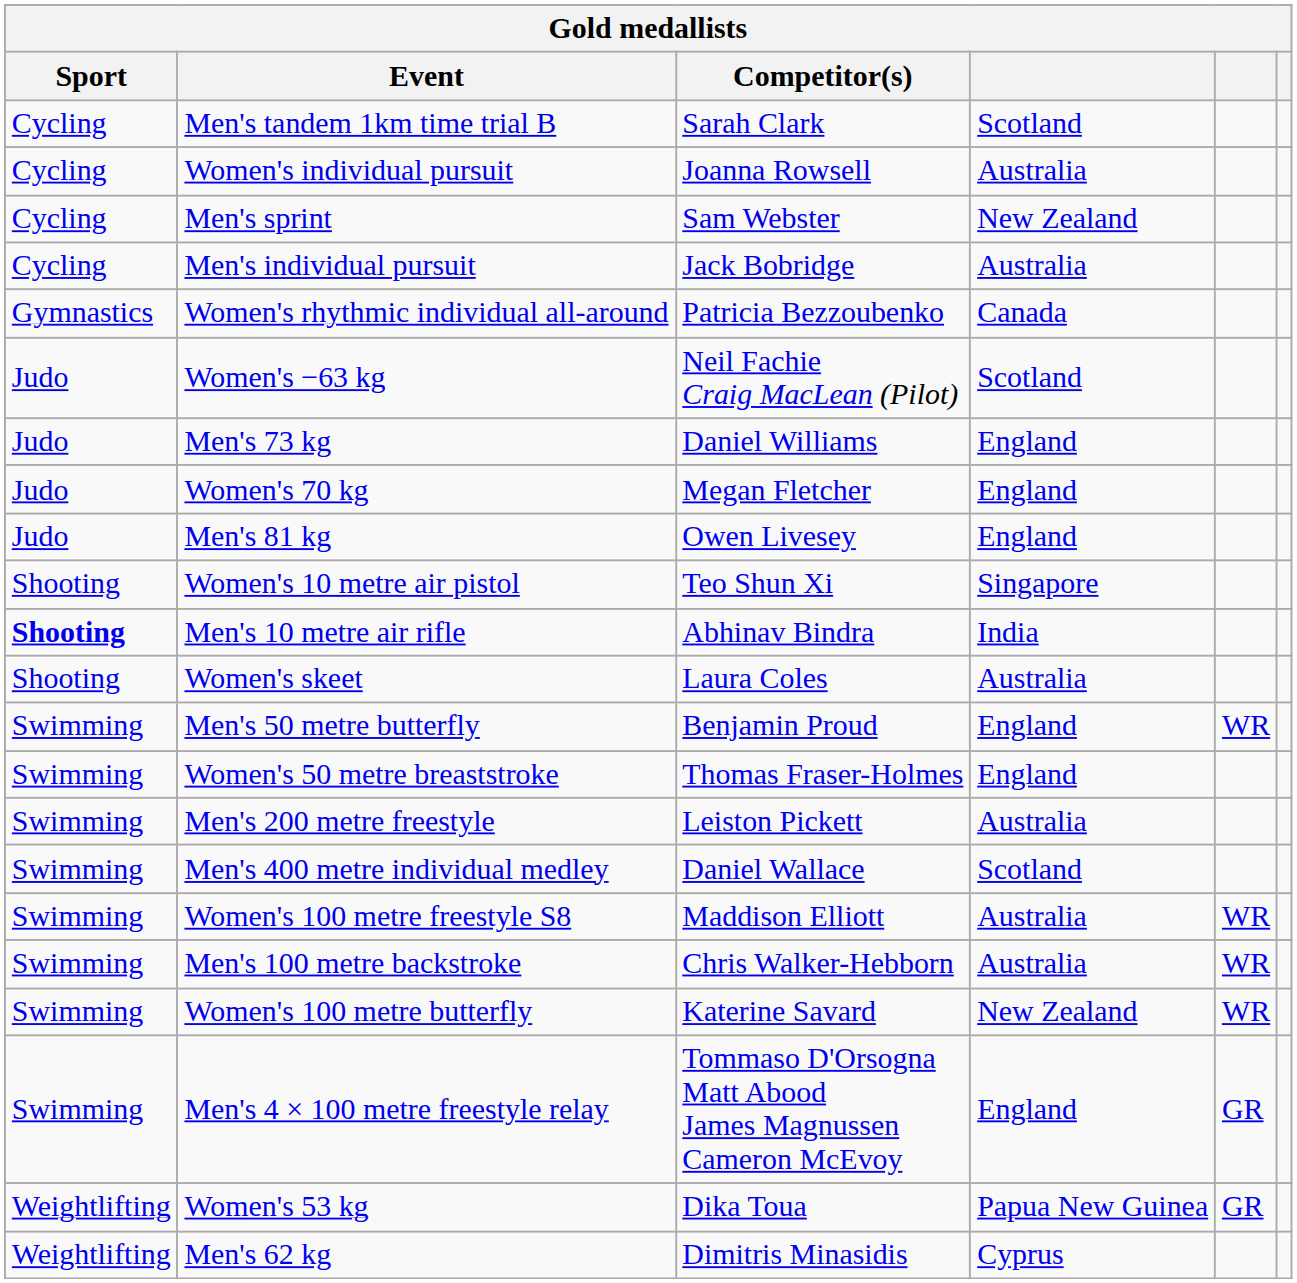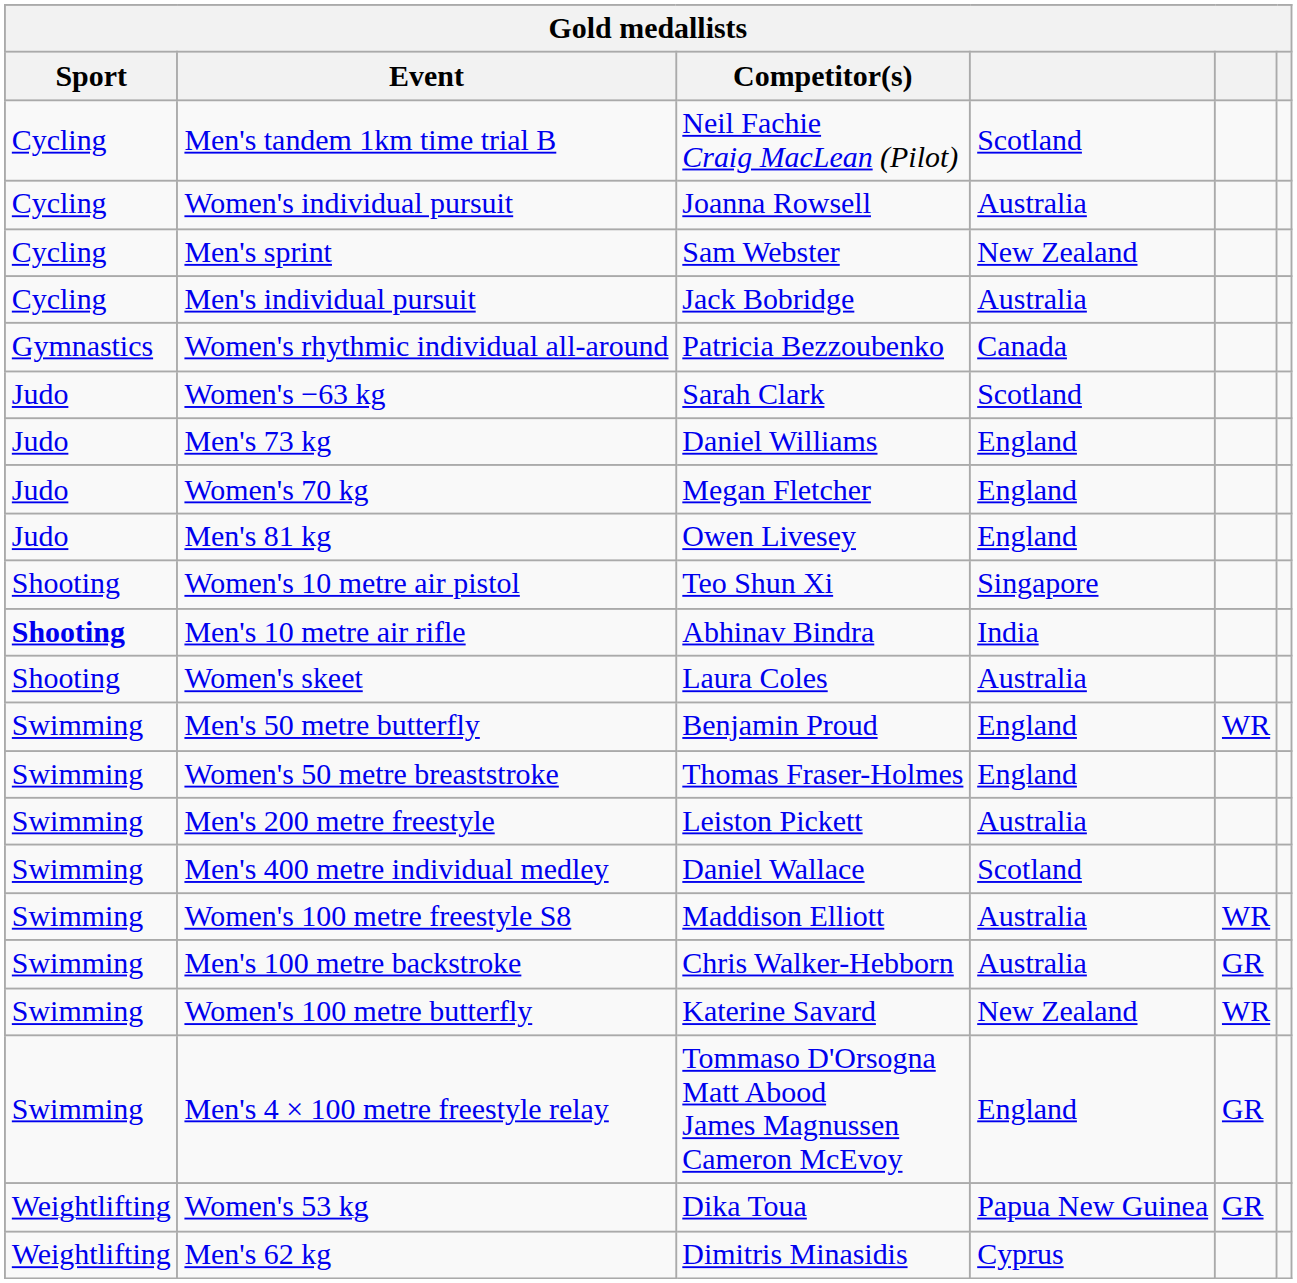(753, 123) Sarah Clark -> (820, 139) Neil Fachie Craig MacLean (Pilot)
(820, 377) Neil Fachie Craig MacLean (Pilot) -> (753, 394) Sarah Clark
(1246, 963) WR -> (1243, 963) GR
